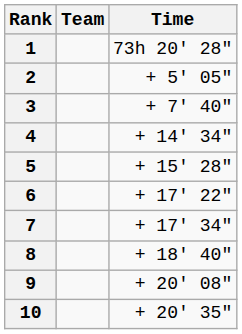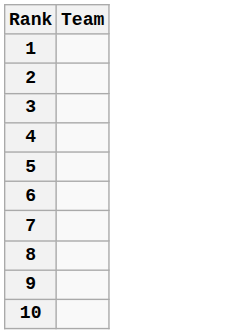- column: (173, 19)
